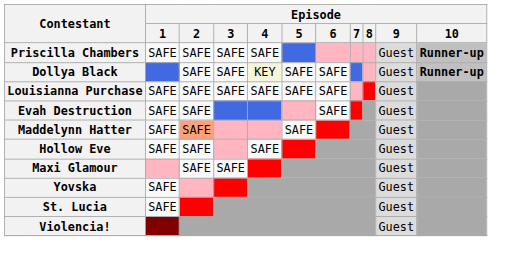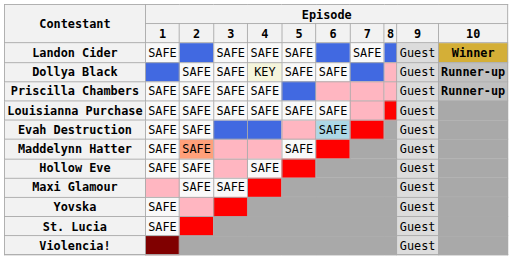+ row: (75, 53)
rows swapped: (75, 72) <-> (75, 53)
(333, 110) no background -> (333, 130) lightblue background
